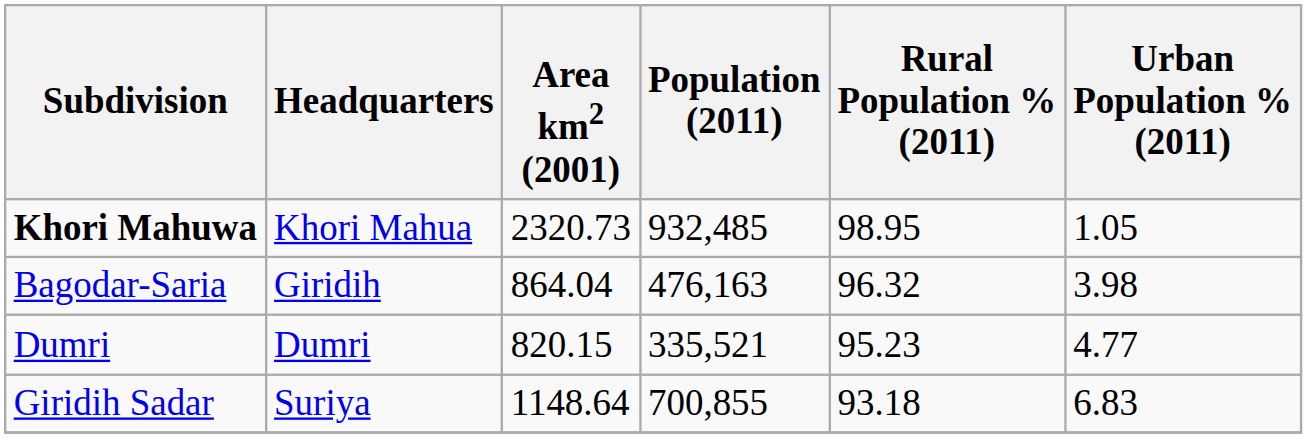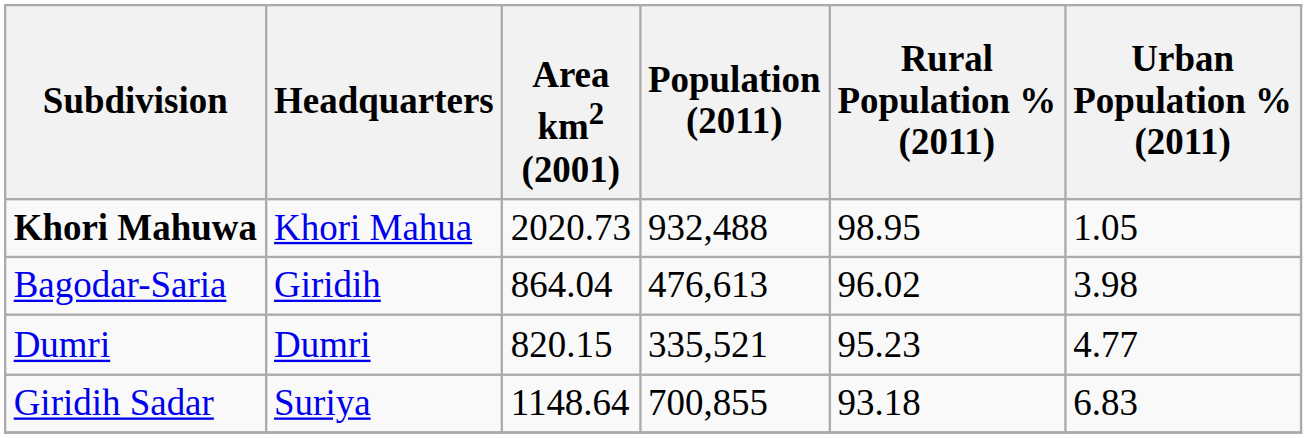(571, 227) 2320.73 -> (571, 227) 2020.73
(708, 227) 932,485 -> (708, 227) 932,488
(708, 285) 476,163 -> (708, 285) 476,613
(879, 285) 96.32 -> (879, 285) 96.02
